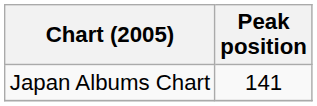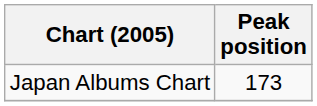(264, 82) 141 -> (264, 82) 173
